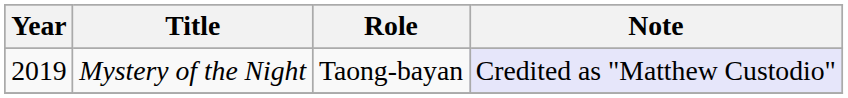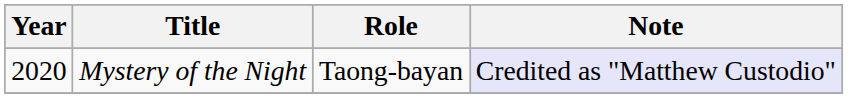(39, 70) 2019 -> (39, 70) 2020
